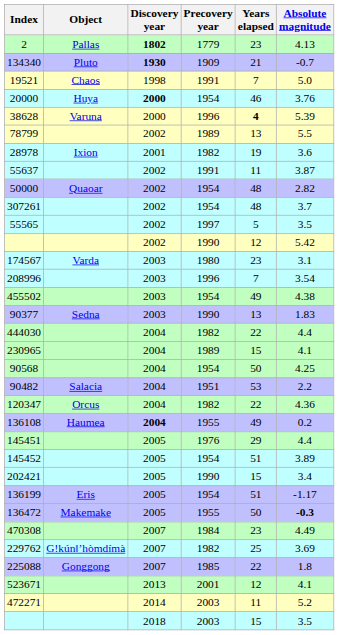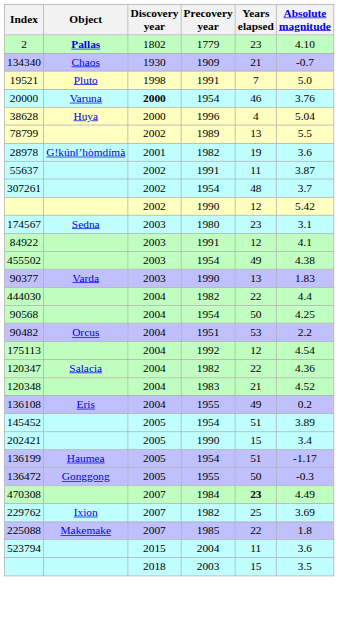(86, 44) normal -> (86, 44) bold
(154, 44) bold -> (154, 44) normal
(305, 44) 4.13 -> (305, 44) 4.10
(86, 62) Pluto -> (86, 62) Chaos
(154, 62) bold -> (154, 62) normal
(86, 80) Chaos -> (86, 80) Pluto
(86, 98) Huya -> (86, 98) Varuna
(86, 116) Varuna -> (86, 116) Huya
(256, 116) bold -> (256, 116) normal
(305, 116) 5.39 -> (305, 116) 5.04
(86, 152) Ixion -> (86, 152) Gǃkúnǁʼhòmdímà
- row: (24, 188)
- row: (24, 224)
(86, 260) Varda -> (86, 224) Sedna
+ row: (24, 242)
- row: (24, 278)
(86, 314) Sedna -> (86, 278) Varda
- row: (24, 350)
(86, 386) Salacia -> (86, 332) Orcus
+ row: (24, 350)
(86, 404) Orcus -> (86, 368) Salacia
+ row: (24, 386)
(86, 422) Haumea -> (86, 404) Eris
(154, 422) bold -> (154, 404) normal
- row: (24, 440)
(86, 494) Eris -> (86, 458) Haumea
(86, 512) Makemake -> (86, 476) Gonggong
(305, 512) bold -> (305, 476) normal
(256, 530) normal -> (256, 494) bold
(86, 548) Gǃkúnǁʼhòmdímà -> (86, 512) Ixion
(86, 566) Gonggong -> (86, 530) Makemake
- row: (24, 584)
- row: (24, 602)
+ row: (24, 548)
